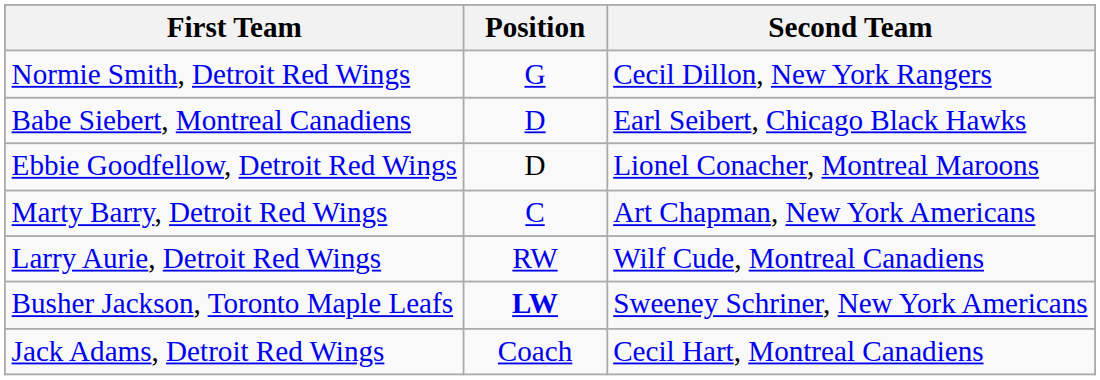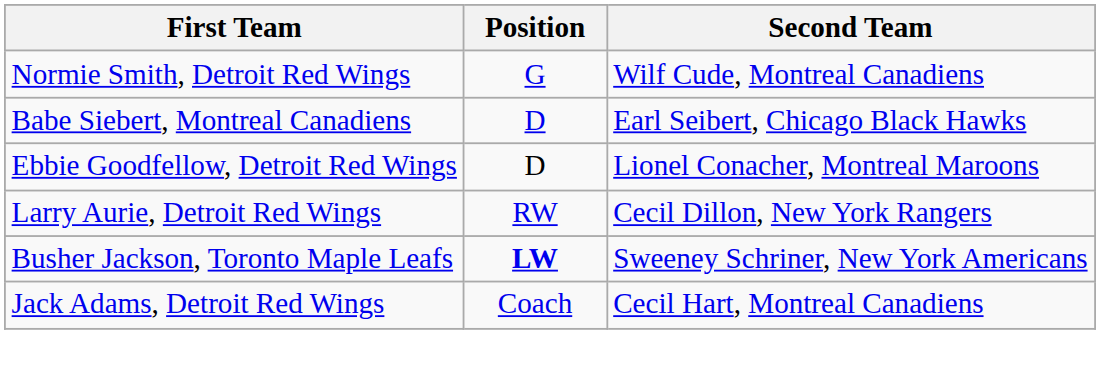(802, 73) Cecil Dillon, New York Rangers -> (799, 73) Wilf Cude, Montreal Canadiens
- row: (199, 212)
(799, 258) Wilf Cude, Montreal Canadiens -> (802, 212) Cecil Dillon, New York Rangers
